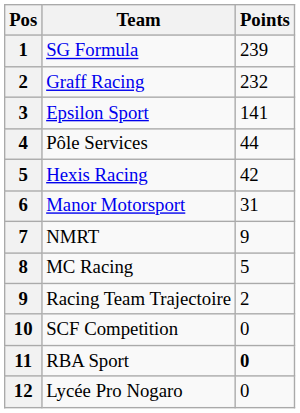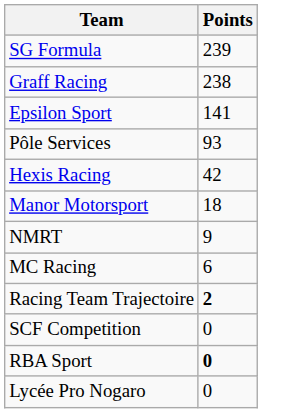- column: (23, 19)
(254, 81) 232 -> (217, 81) 238
(249, 143) 44 -> (212, 143) 93
(249, 205) 31 -> (212, 205) 18
(245, 267) 5 -> (208, 267) 6
(245, 298) normal -> (208, 298) bold
